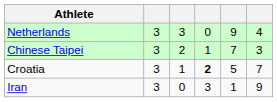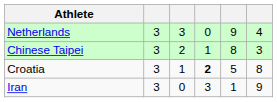(234, 51) 7 -> (234, 51) 8
(259, 69) 7 -> (259, 69) 8
